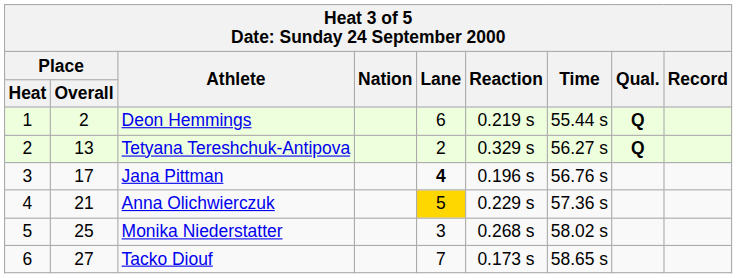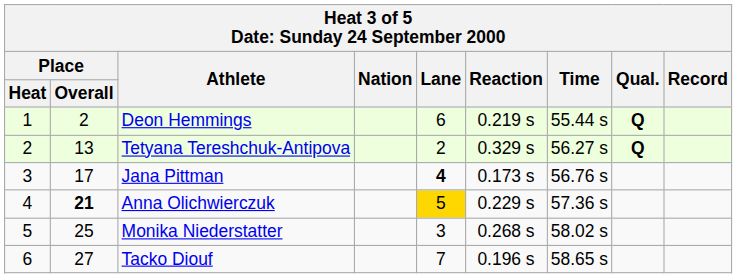(506, 176) 0.196 s -> (506, 176) 0.173 s
(84, 203) normal -> (84, 203) bold
(506, 259) 0.173 s -> (506, 259) 0.196 s
